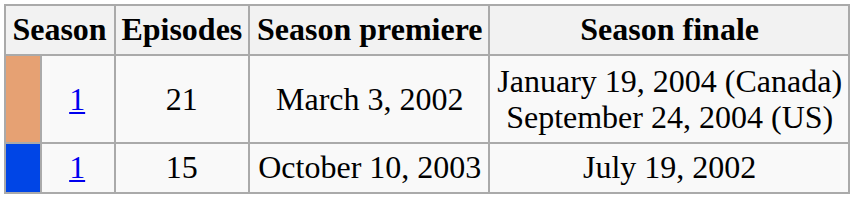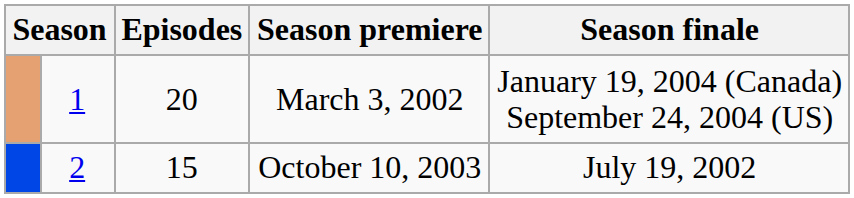(182, 98) 21 -> (182, 98) 20
(77, 167) 1 -> (77, 167) 2
